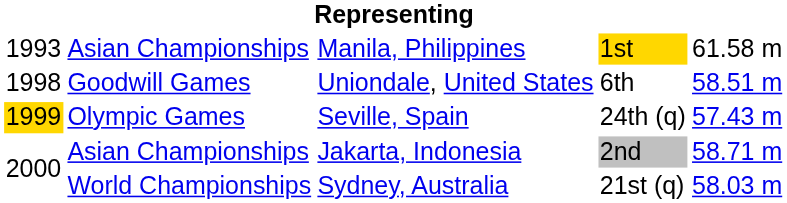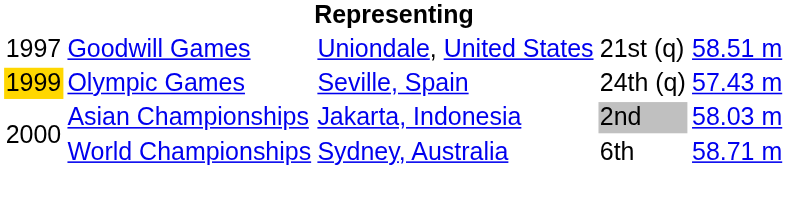- row: (421, 48)
(33, 83) 1998 -> (33, 48) 1997
(617, 83) 6th -> (642, 48) 21st (q)
(737, 151) 58.71 m -> (737, 117) 58.03 m
(642, 186) 21st (q) -> (617, 151) 6th
(737, 186) 58.03 m -> (737, 151) 58.71 m
